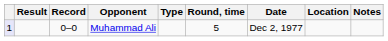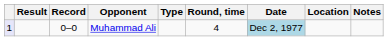(216, 28) 5 -> (216, 28) 4
(276, 28) no background -> (276, 28) lightblue background
